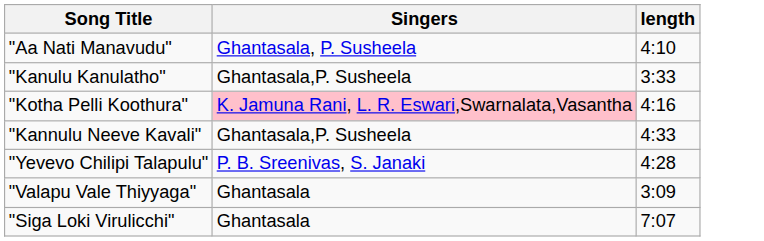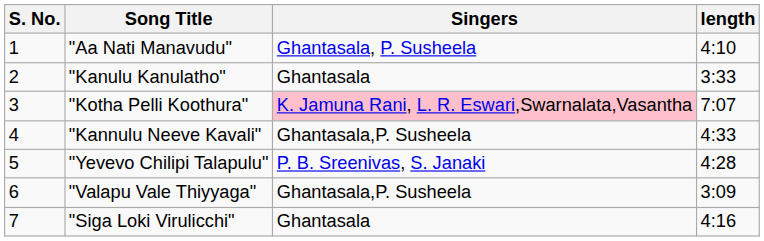+ column: (35, 18)
(314, 76) Ghantasala,P. Susheela -> (323, 76) Ghantasala
(658, 105) 4:16 -> (718, 105) 7:07
(263, 192) Ghantasala -> (374, 192) Ghantasala,P. Susheela
(658, 221) 7:07 -> (718, 221) 4:16
